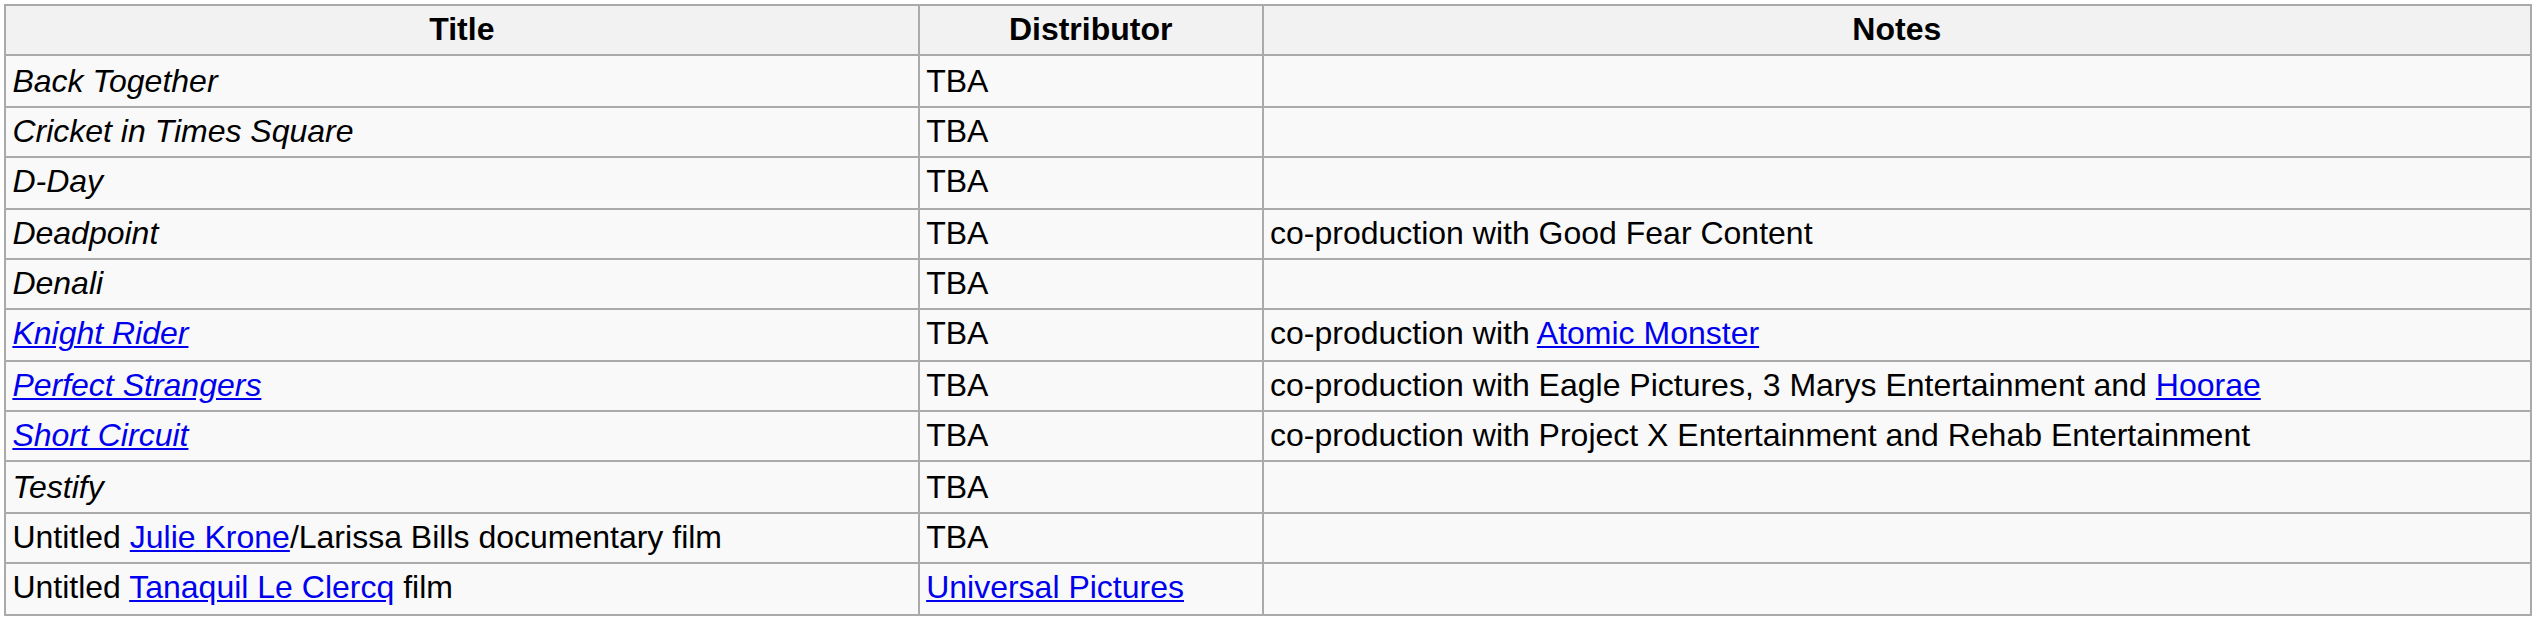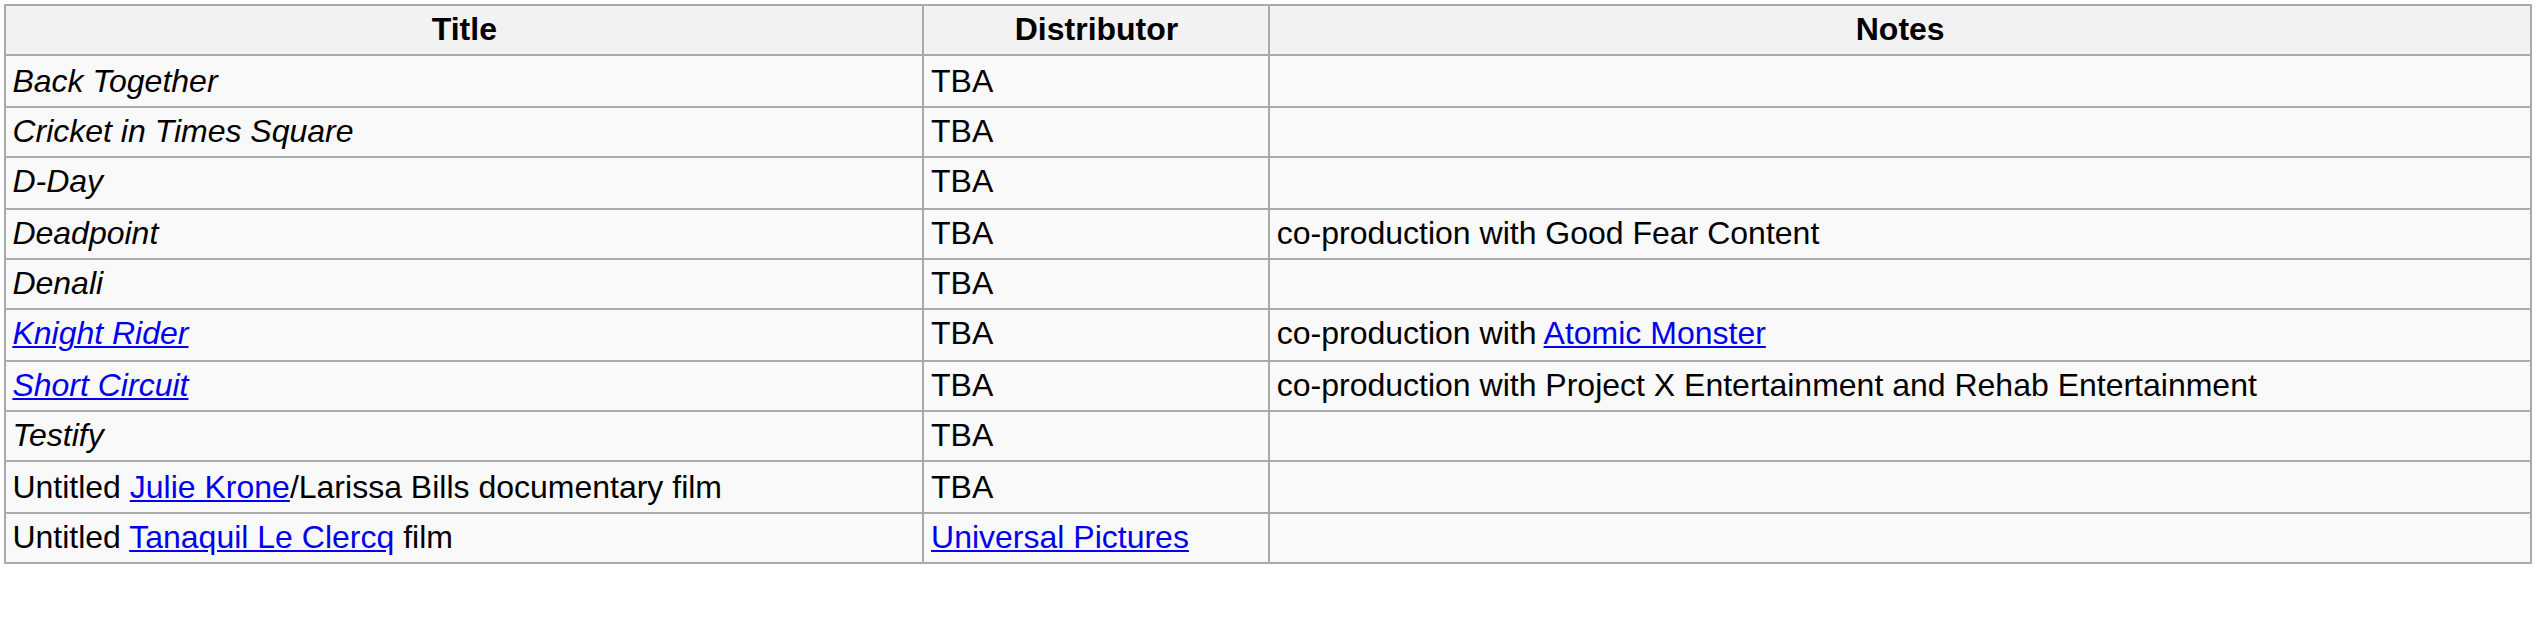- row: (137, 385)
